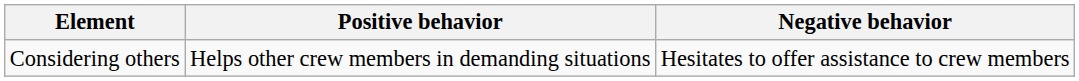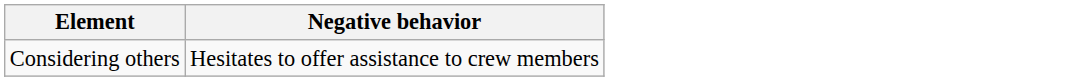- column: (420, 22)
